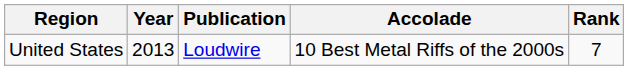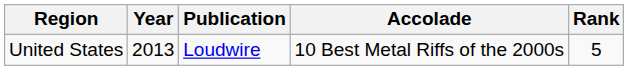(596, 49) 7 -> (596, 49) 5
